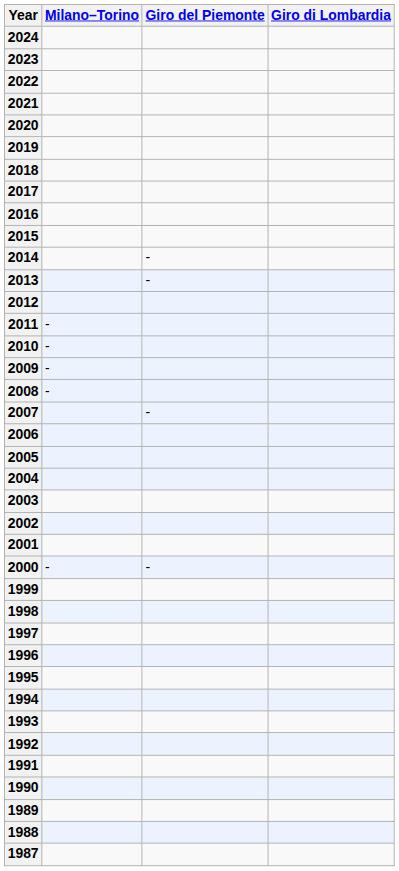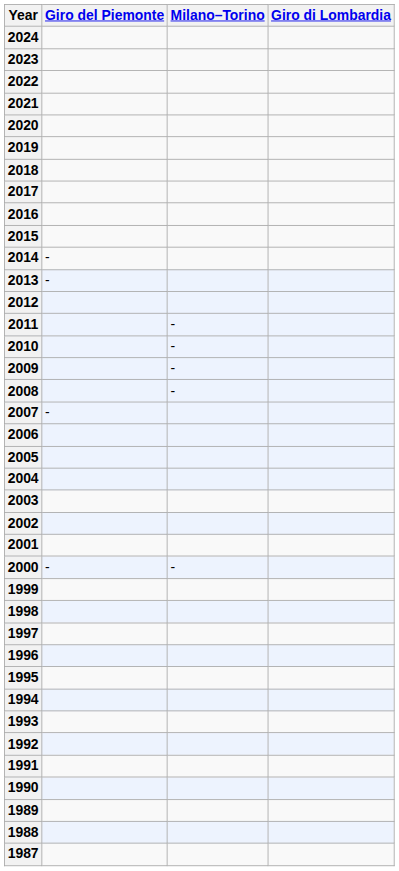columns swapped: (92, 15) <-> (205, 15)
